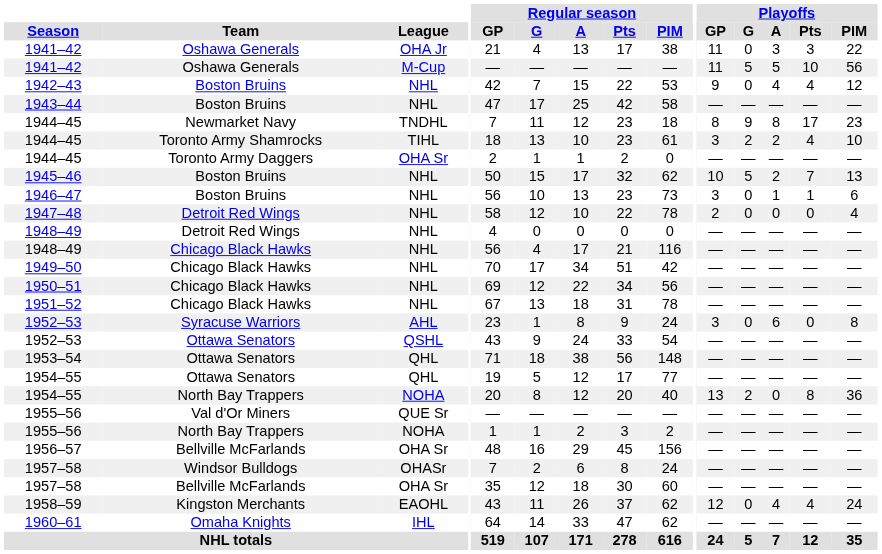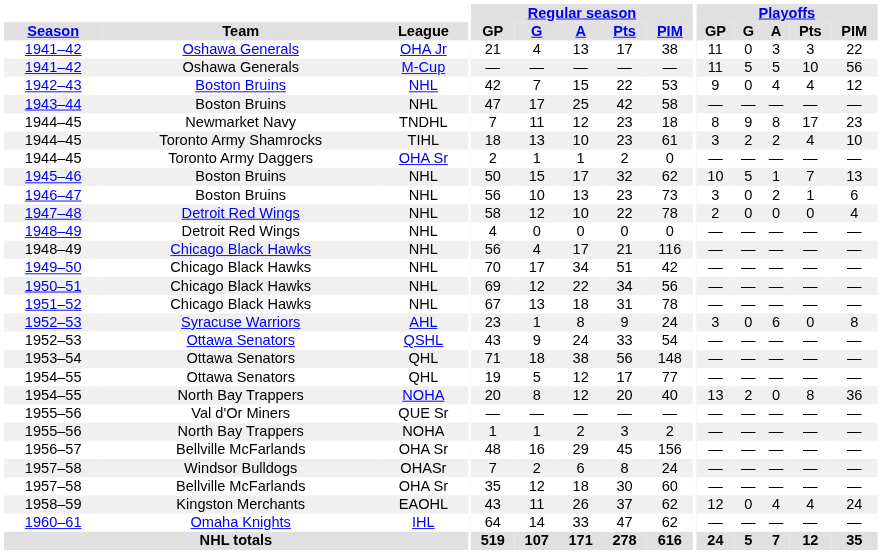(776, 176) 2 -> (776, 176) 1
(776, 195) 1 -> (776, 195) 2
